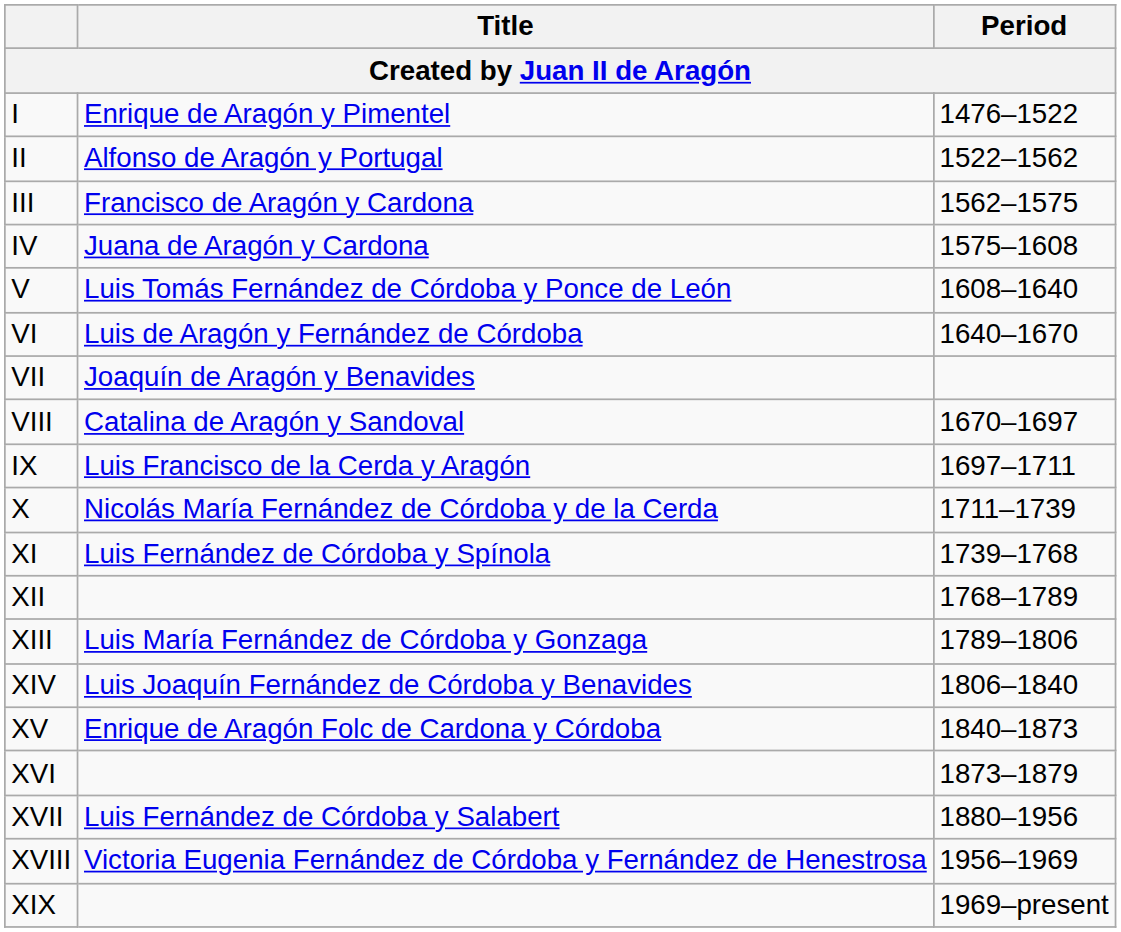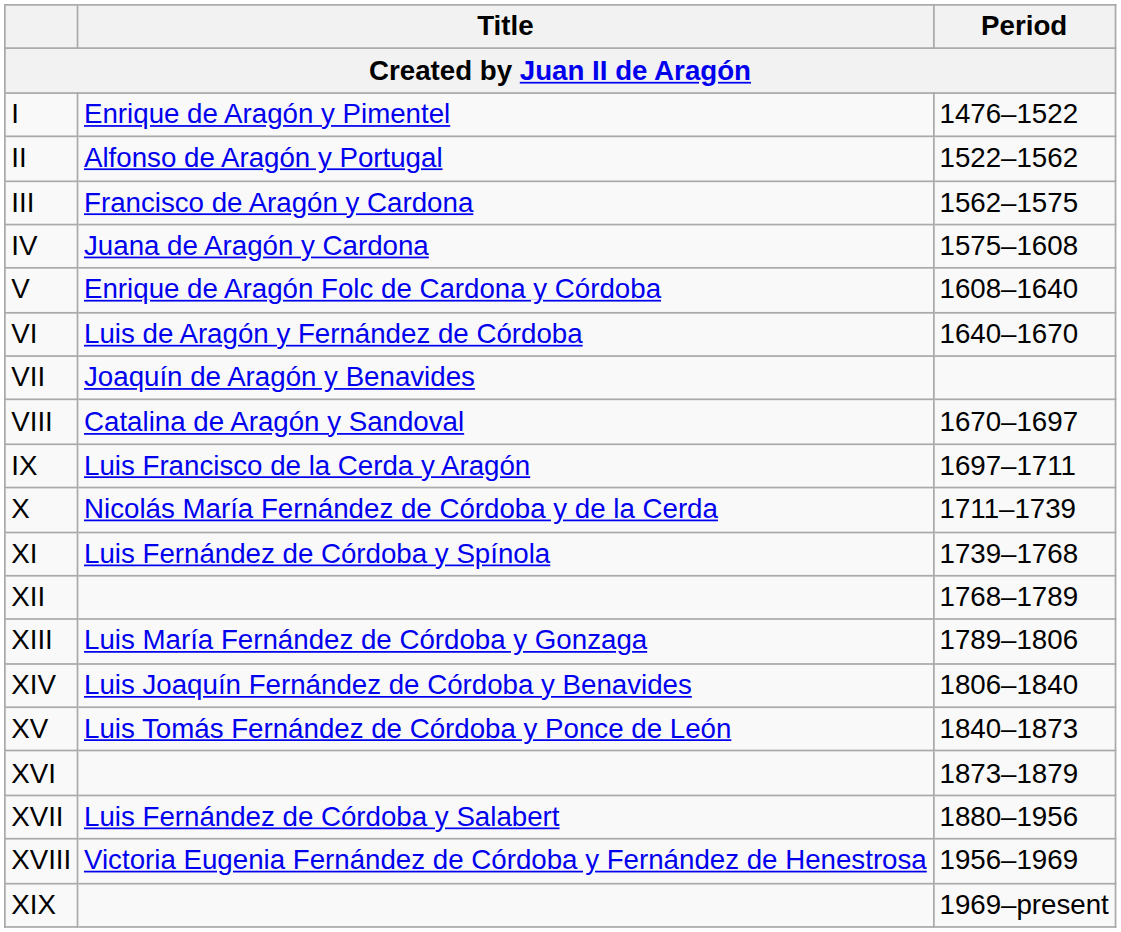(408, 289) Luis Tomás Fernández de Córdoba y Ponce de León -> (373, 289) Enrique de Aragón Folc de Cardona y Córdoba
(373, 728) Enrique de Aragón Folc de Cardona y Córdoba -> (408, 728) Luis Tomás Fernández de Córdoba y Ponce de León
